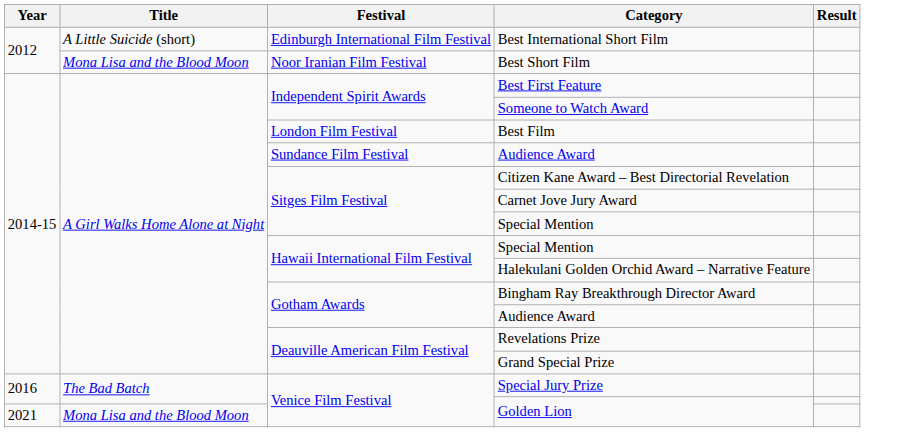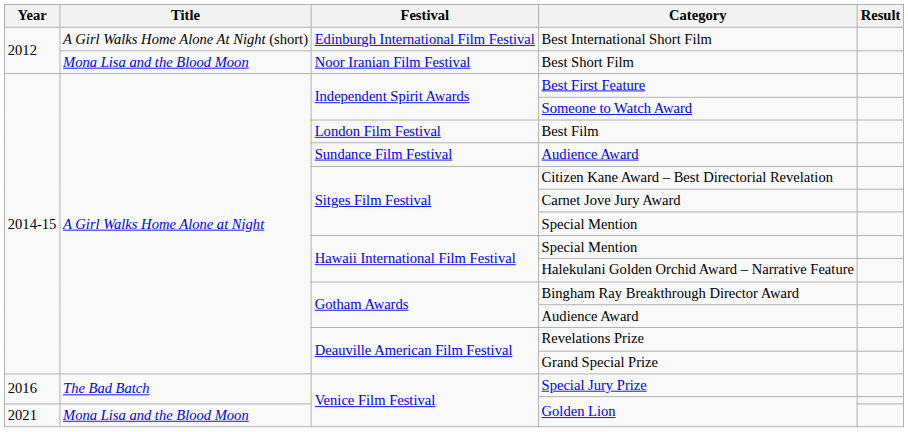(129, 39) A Little Suicide (short) -> (186, 39) A Girl Walks Home Alone At Night (short)
